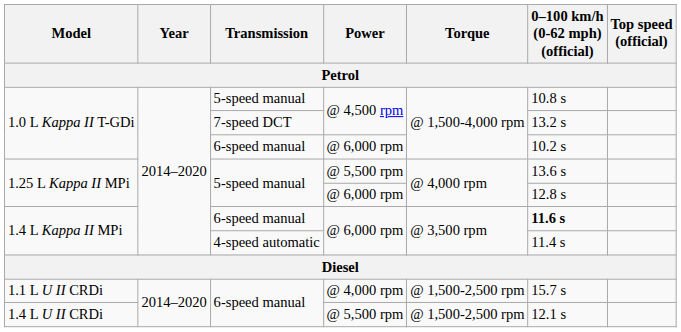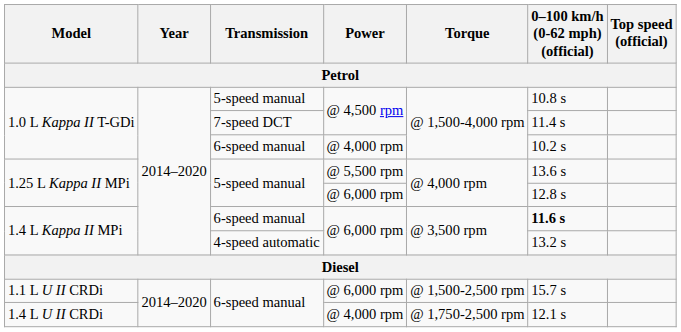(549, 123) 13.2 s -> (548, 123) 11.4 s
(365, 147) @ 6,000 rpm -> (365, 147) @ 4,000 rpm
(548, 243) 11.4 s -> (549, 243) 13.2 s
(365, 291) @ 4,000 rpm -> (365, 291) @ 6,000 rpm
(365, 315) @ 5,500 rpm -> (365, 315) @ 4,000 rpm
(467, 315) @ 1,500-2,500 rpm -> (467, 315) @ 1,750-2,500 rpm
